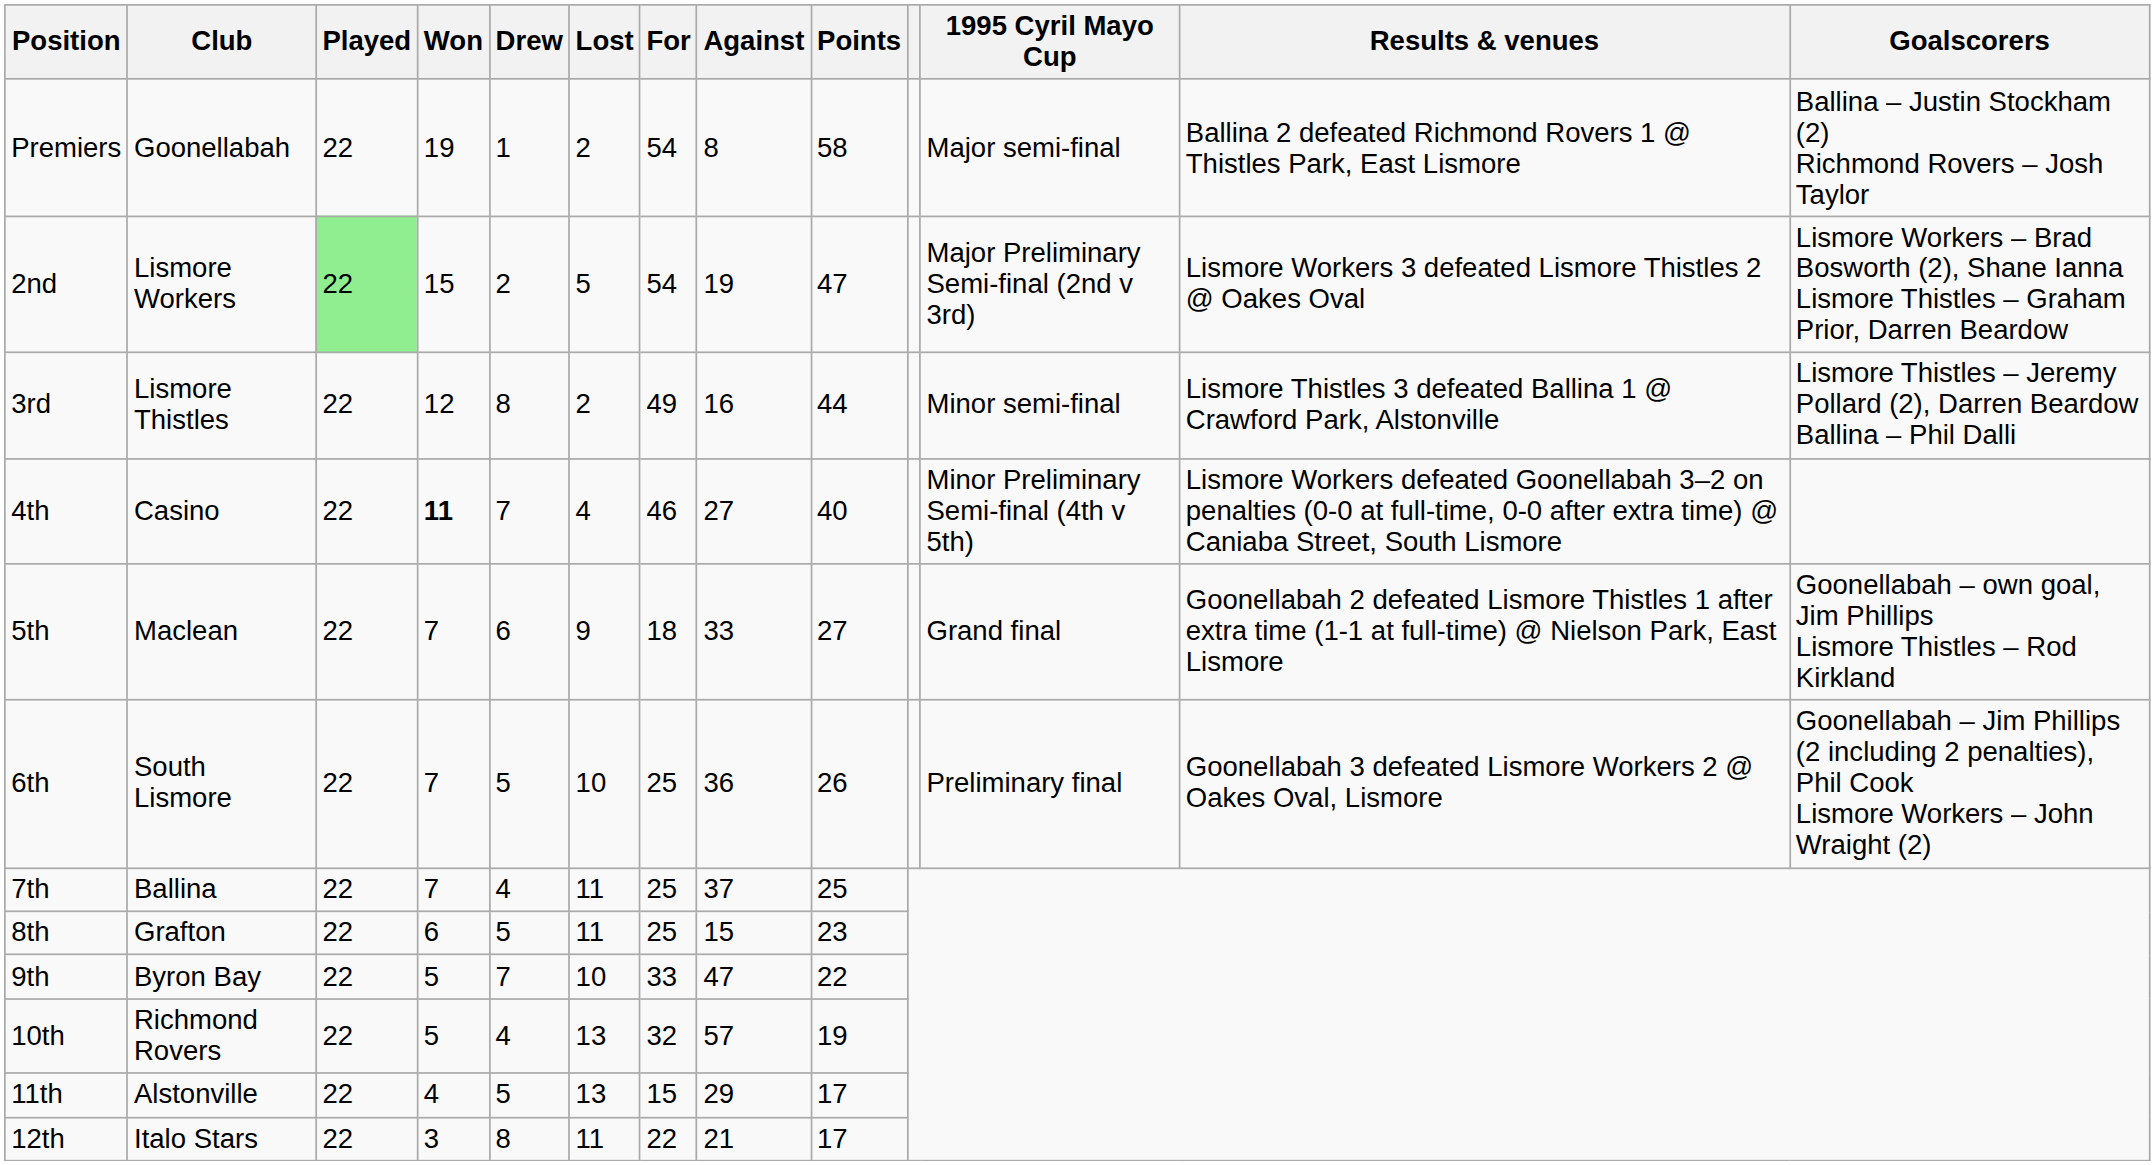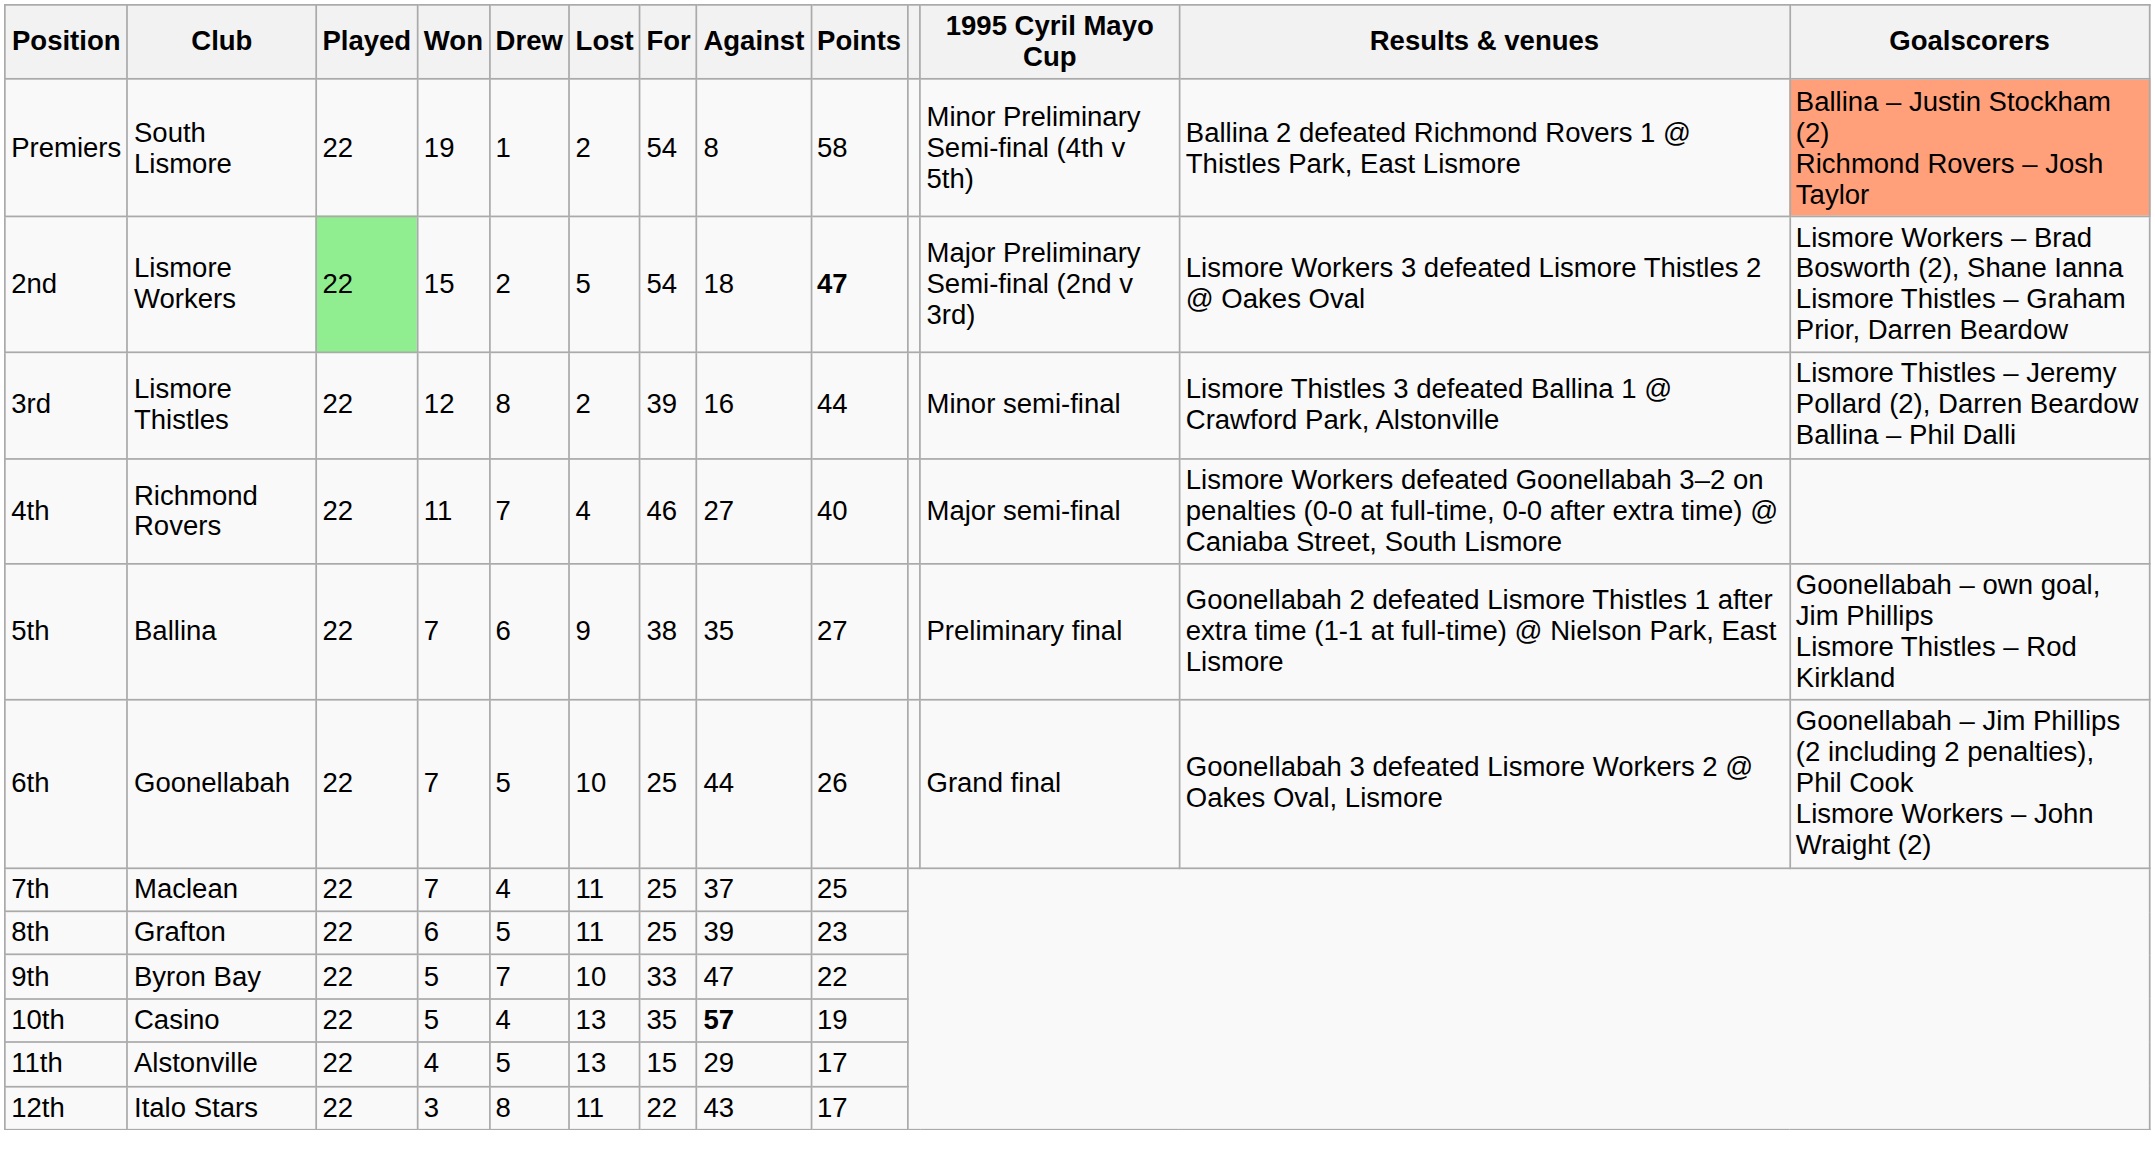(212, 147) Goonellabah -> (183, 147) South Lismore
(1024, 147) Major semi-final -> (1034, 147) Minor Preliminary Semi-final (4th v 5th)
(1953, 147) no background -> (1953, 147) lightsalmon background
(719, 283) 19 -> (719, 283) 18
(832, 283) normal -> (832, 283) bold
(662, 404) 49 -> (662, 404) 39
(177, 510) Casino -> (196, 510) Richmond Rovers
(438, 510) bold -> (438, 510) normal
(1034, 510) Minor Preliminary Semi-final (4th v 5th) -> (1024, 510) Major semi-final
(186, 631) Maclean -> (175, 631) Ballina
(662, 631) 18 -> (662, 631) 38
(719, 631) 33 -> (719, 631) 35
(994, 631) Grand final -> (1024, 631) Preliminary final
(183, 783) South Lismore -> (212, 783) Goonellabah
(719, 783) 36 -> (719, 783) 44
(1024, 783) Preliminary final -> (994, 783) Grand final
(175, 889) Ballina -> (186, 889) Maclean
(719, 932) 15 -> (719, 932) 39
(196, 1035) Richmond Rovers -> (177, 1020) Casino
(662, 1035) 32 -> (662, 1020) 35
(719, 1035) normal -> (719, 1020) bold
(719, 1138) 21 -> (719, 1107) 43
